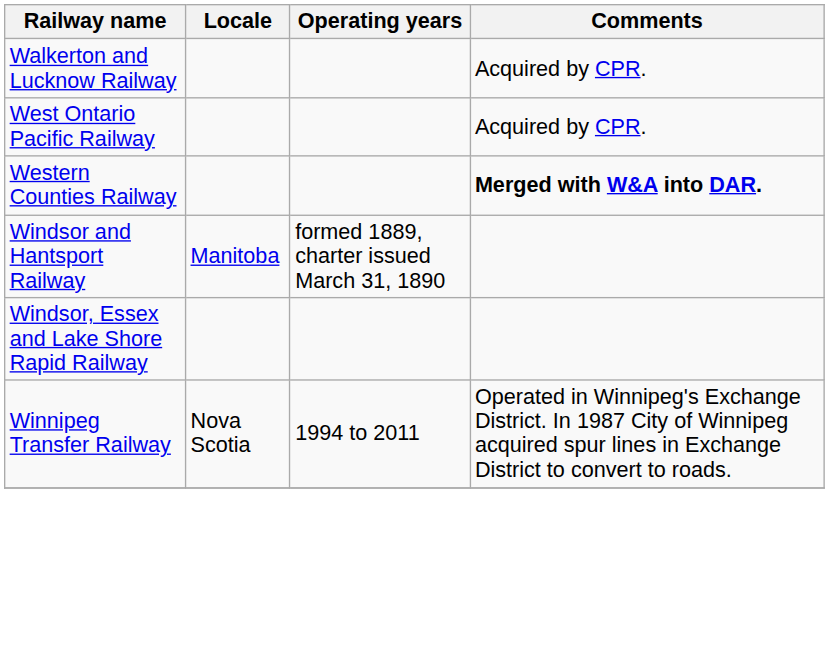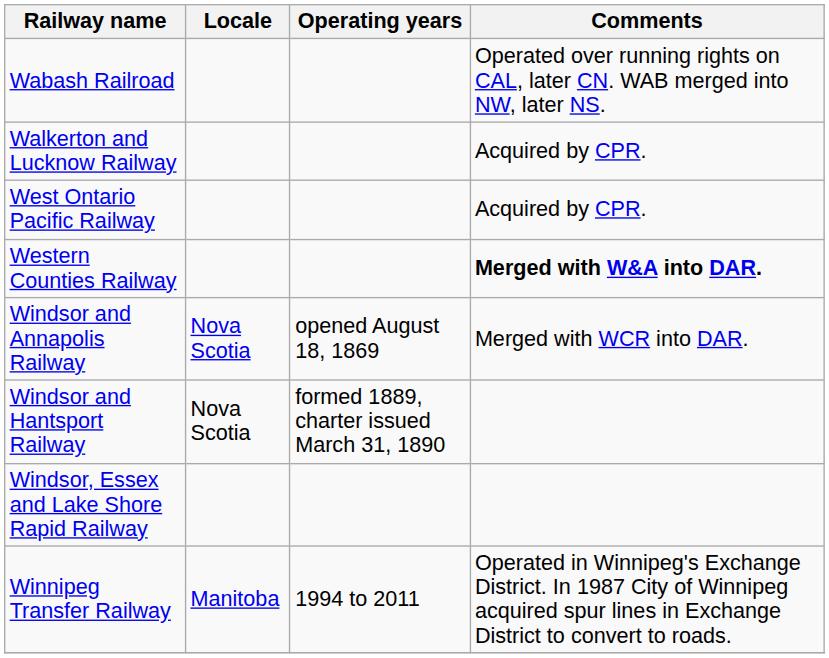+ row: (92, 80)
+ row: (70, 338)
(235, 255) Manitoba -> (221, 421) Nova Scotia
(221, 433) Nova Scotia -> (235, 599) Manitoba
